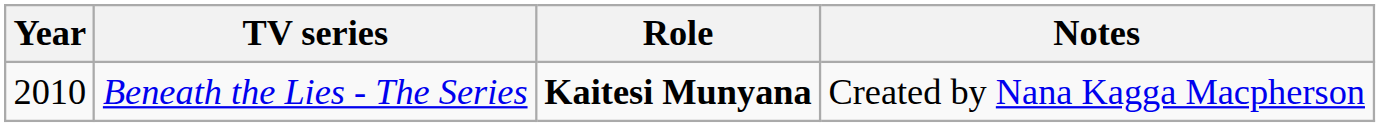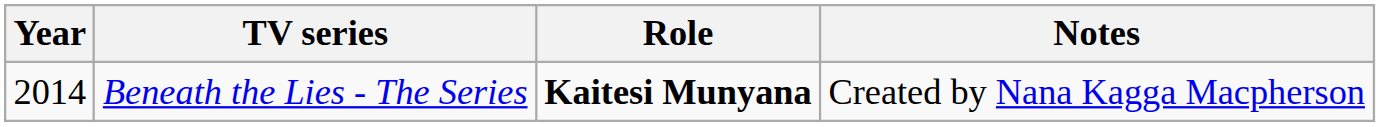(50, 90) 2010 -> (50, 90) 2014
